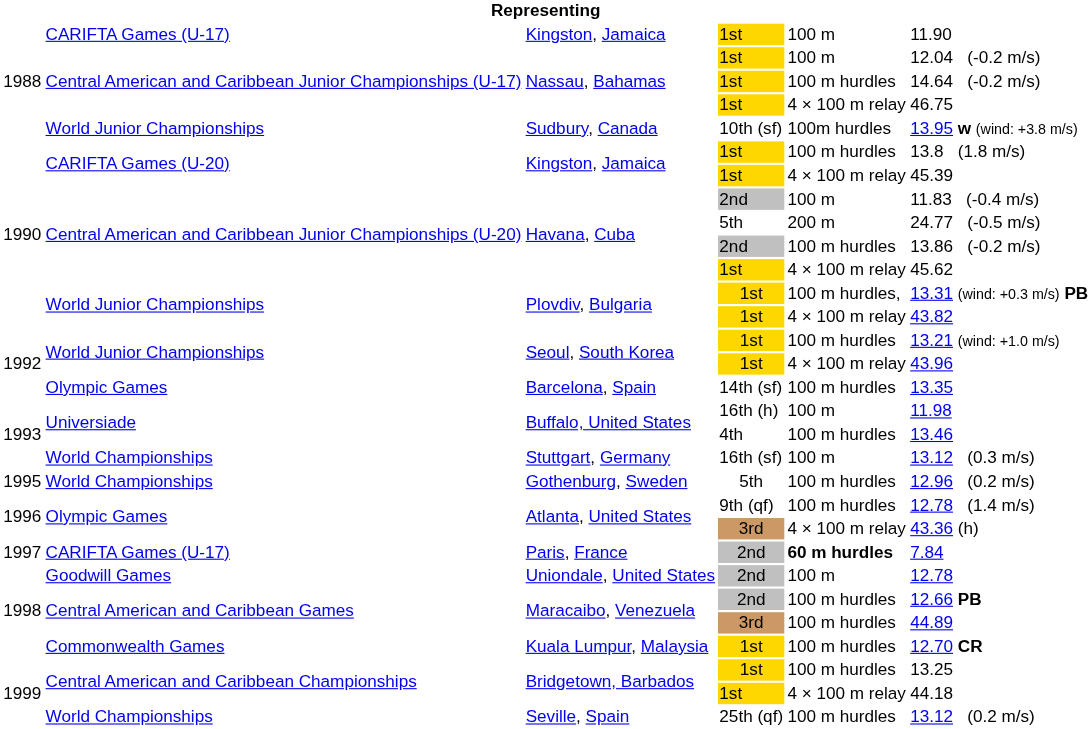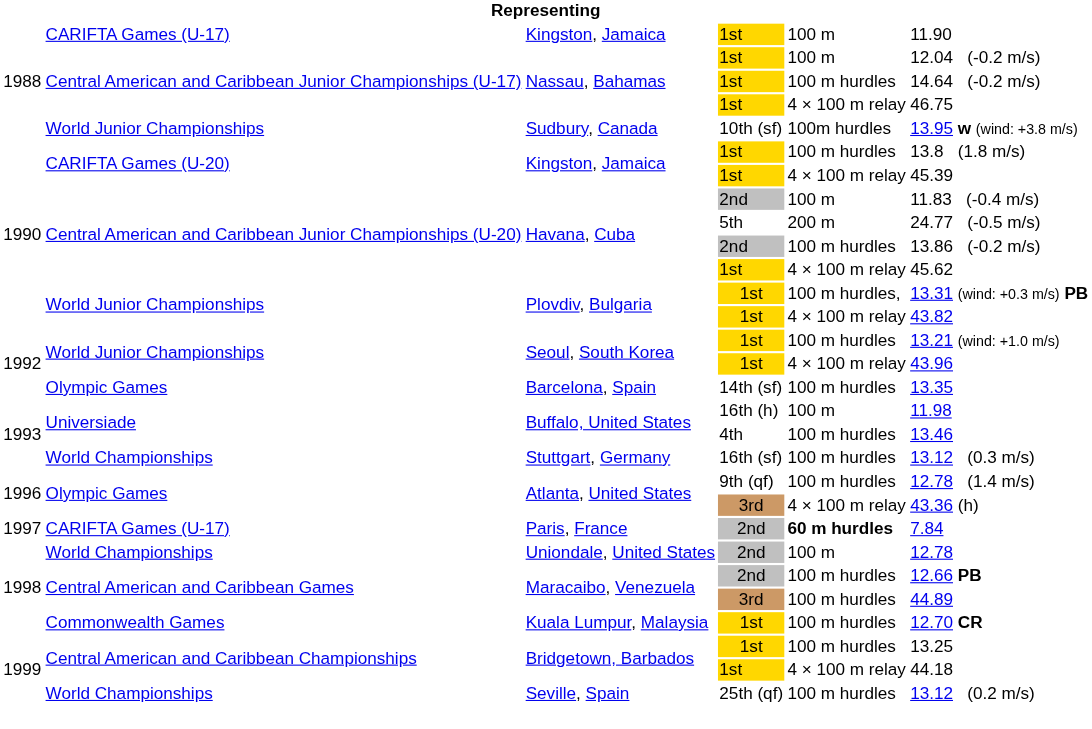(811, 458) 100 m -> (842, 458) 100 m hurdles
- row: (607, 481)
(108, 575) Goodwill Games -> (129, 552) World Championships
